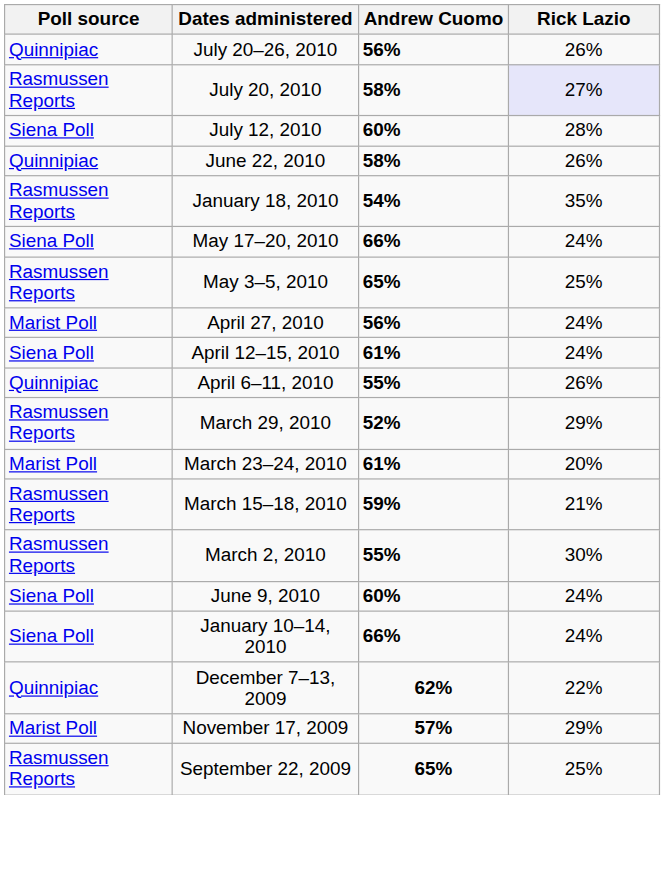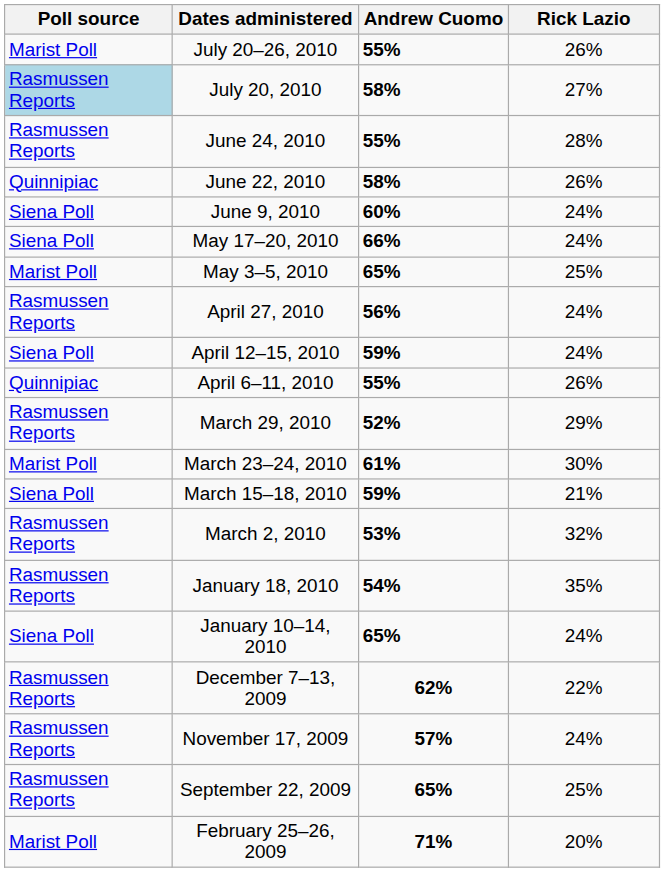(54, 49) Quinnipiac -> (53, 49) Marist Poll
(382, 49) 56% -> (382, 49) 55%
(59, 89) no background -> (59, 89) lightblue background
(584, 89) lavender background -> (584, 89) no background
- row: (265, 130)
+ row: (265, 141)
rows swapped: (265, 596) <-> (265, 201)
(59, 282) Rasmussen Reports -> (53, 271) Marist Poll
(53, 322) Marist Poll -> (59, 312) Rasmussen Reports
(382, 352) 61% -> (382, 352) 59%
(584, 463) 20% -> (584, 463) 30%
(59, 504) Rasmussen Reports -> (51, 493) Siena Poll
(382, 555) 55% -> (382, 534) 53%
(584, 555) 30% -> (584, 534) 32%
(382, 636) 66% -> (382, 636) 65%
(54, 687) Quinnipiac -> (59, 687) Rasmussen Reports
(53, 728) Marist Poll -> (59, 738) Rasmussen Reports
(584, 728) 29% -> (584, 738) 24%
+ row: (265, 841)
